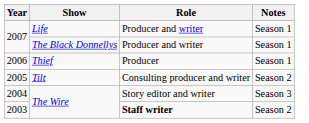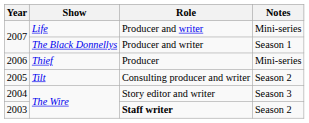(273, 28) Season 1 -> (278, 28) Mini-series
(273, 61) Season 1 -> (278, 61) Mini-series
